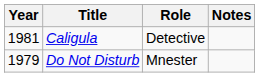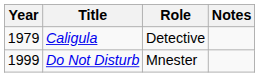(24, 38) 1981 -> (24, 38) 1979
(24, 60) 1979 -> (24, 60) 1999
